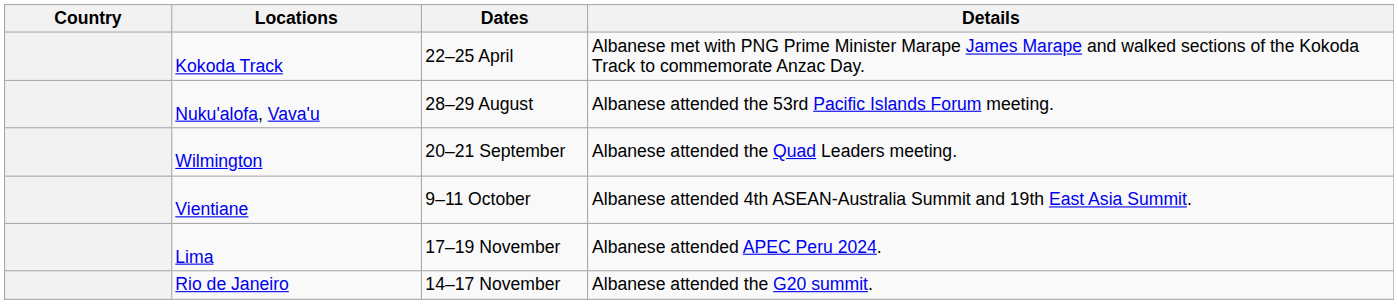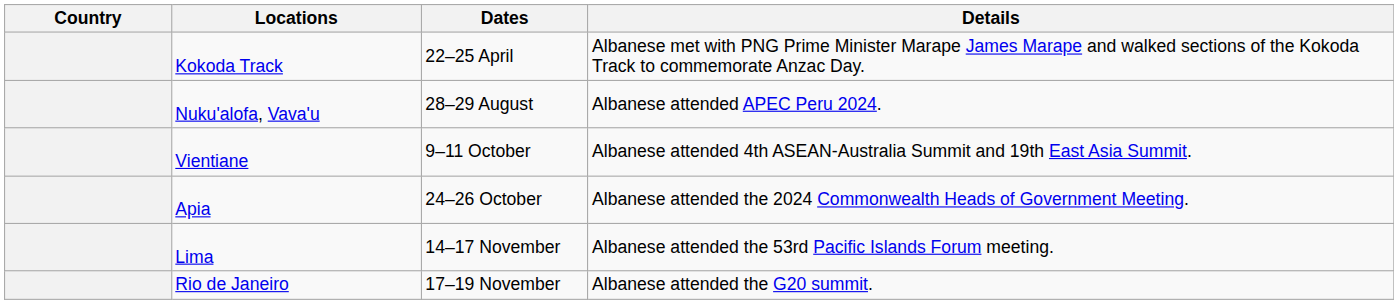(823, 103) Albanese attended the 53rd Pacific Islands Forum meeting. -> (737, 103) Albanese attended APEC Peru 2024.
- row: (219, 161)
+ row: (193, 209)
(493, 247) 17–19 November -> (493, 247) 14–17 November
(737, 247) Albanese attended APEC Peru 2024. -> (823, 247) Albanese attended the 53rd Pacific Islands Forum meeting.
(493, 284) 14–17 November -> (493, 284) 17–19 November
